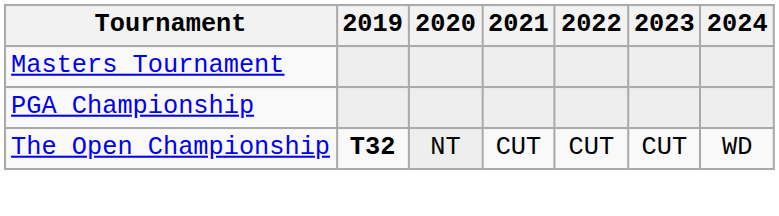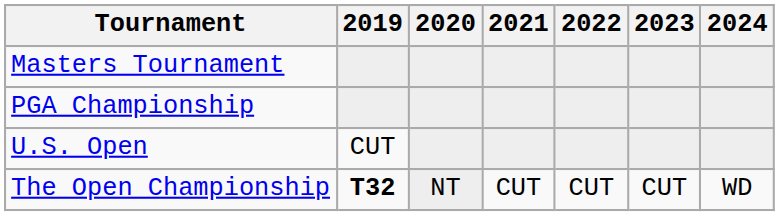+ row: (79, 148)
